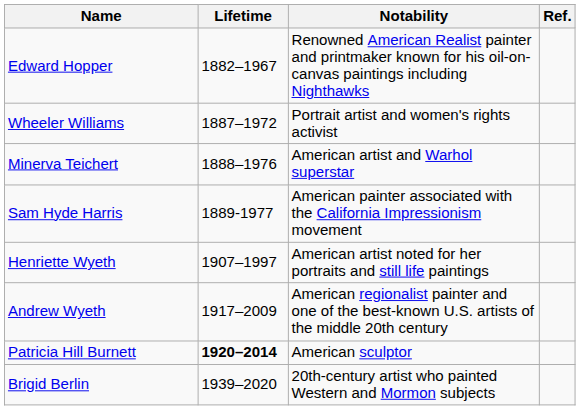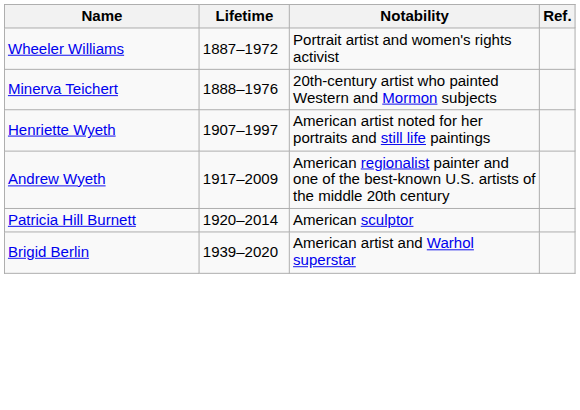- row: (60, 65)
(382, 164) American artist and Warhol superstar -> (396, 89) 20th-century artist who painted Western and Mormon subjects
- row: (65, 213)
(239, 352) bold -> (240, 220) normal
(394, 384) 20th-century artist who painted Western and Mormon subjects -> (383, 252) American artist and Warhol superstar
